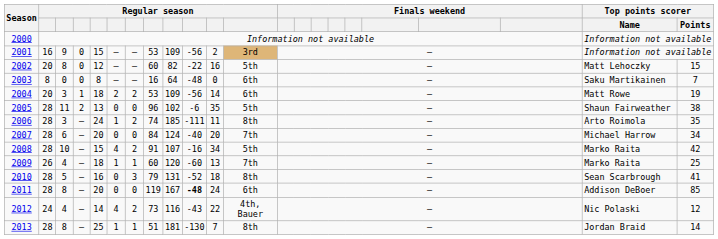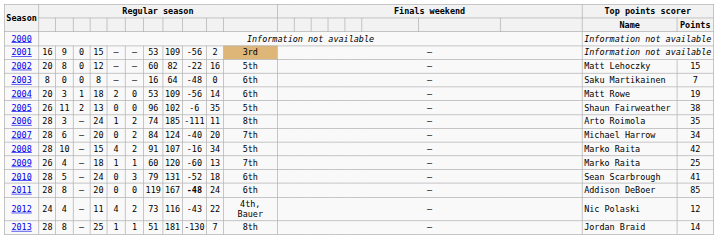(134, 94) 2 -> (134, 94) 0
(47, 108) 28 -> (47, 108) 26
(134, 135) 0 -> (134, 135) 2
(98, 176) 16 -> (98, 176) 24
(250, 176) 8th -> (250, 176) 6th
(98, 209) 14 -> (98, 209) 11
